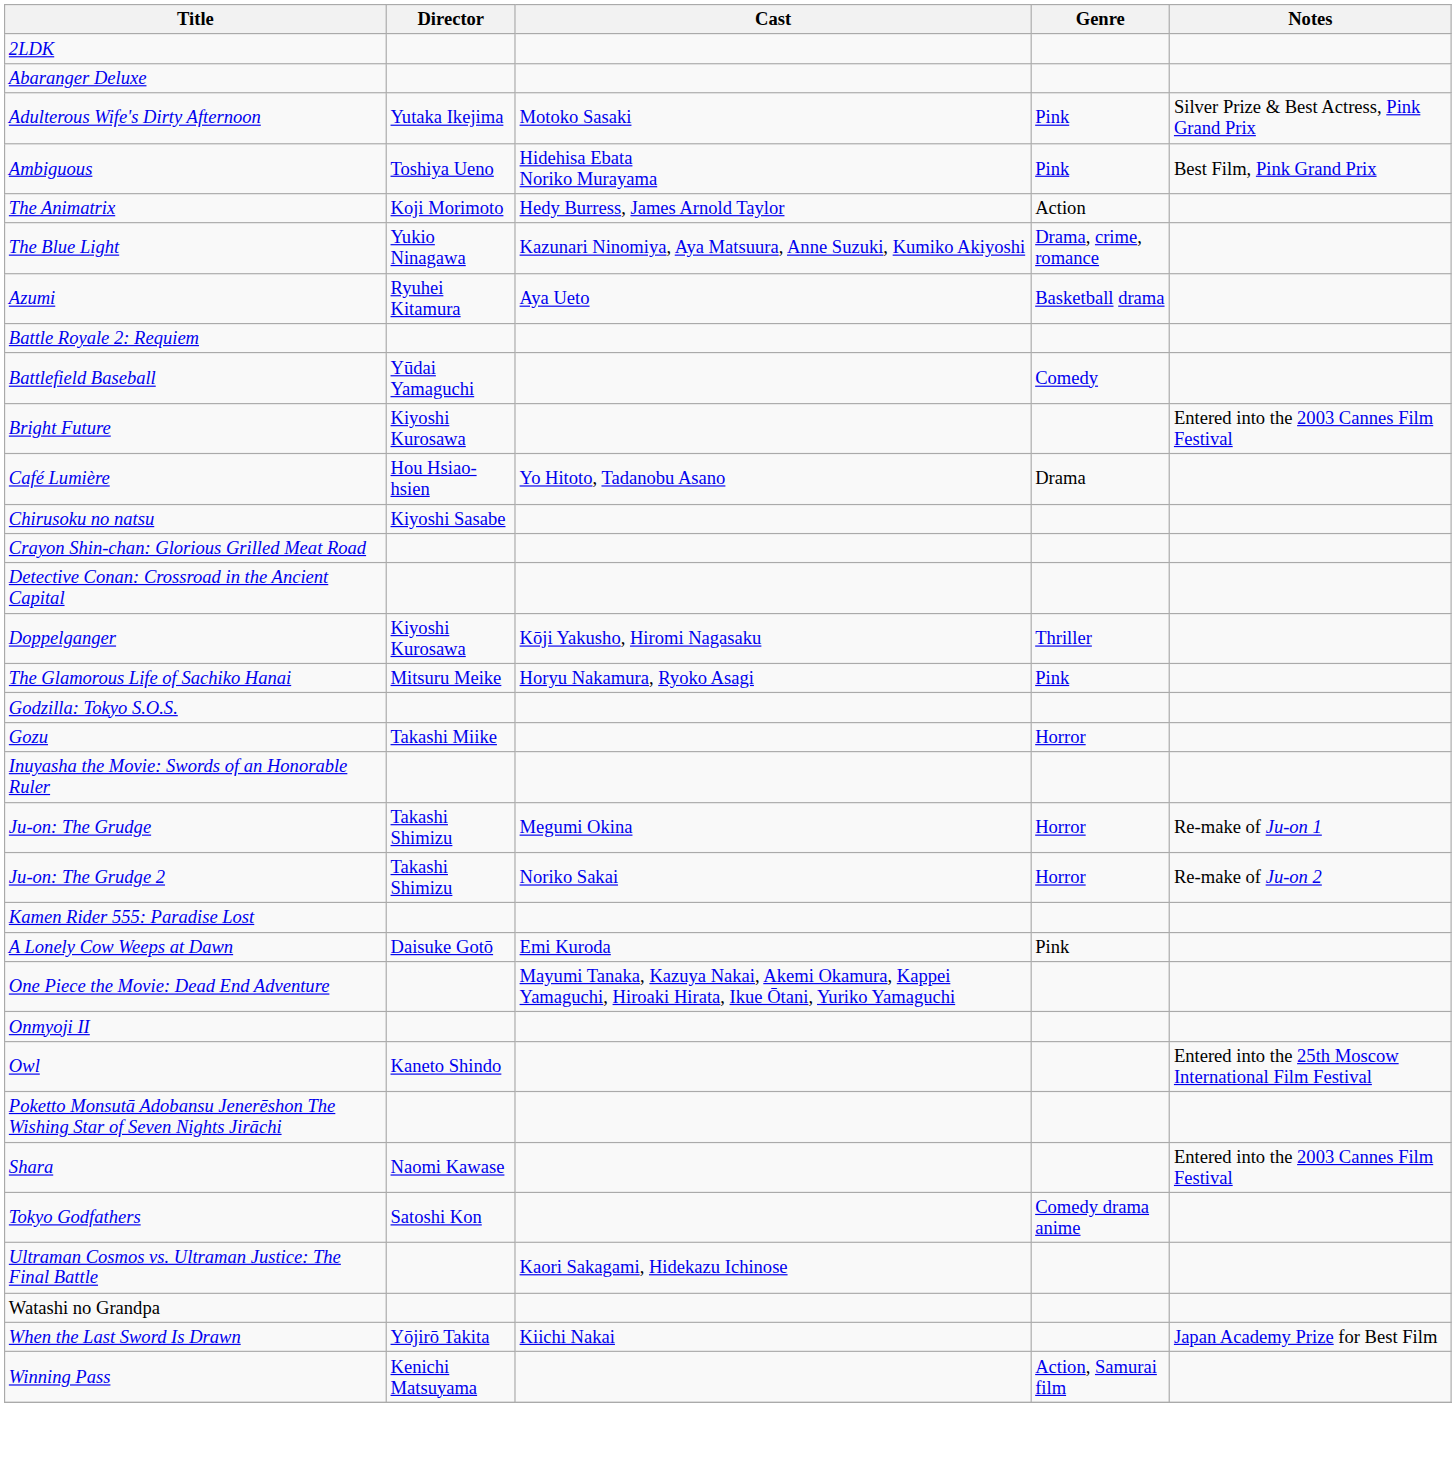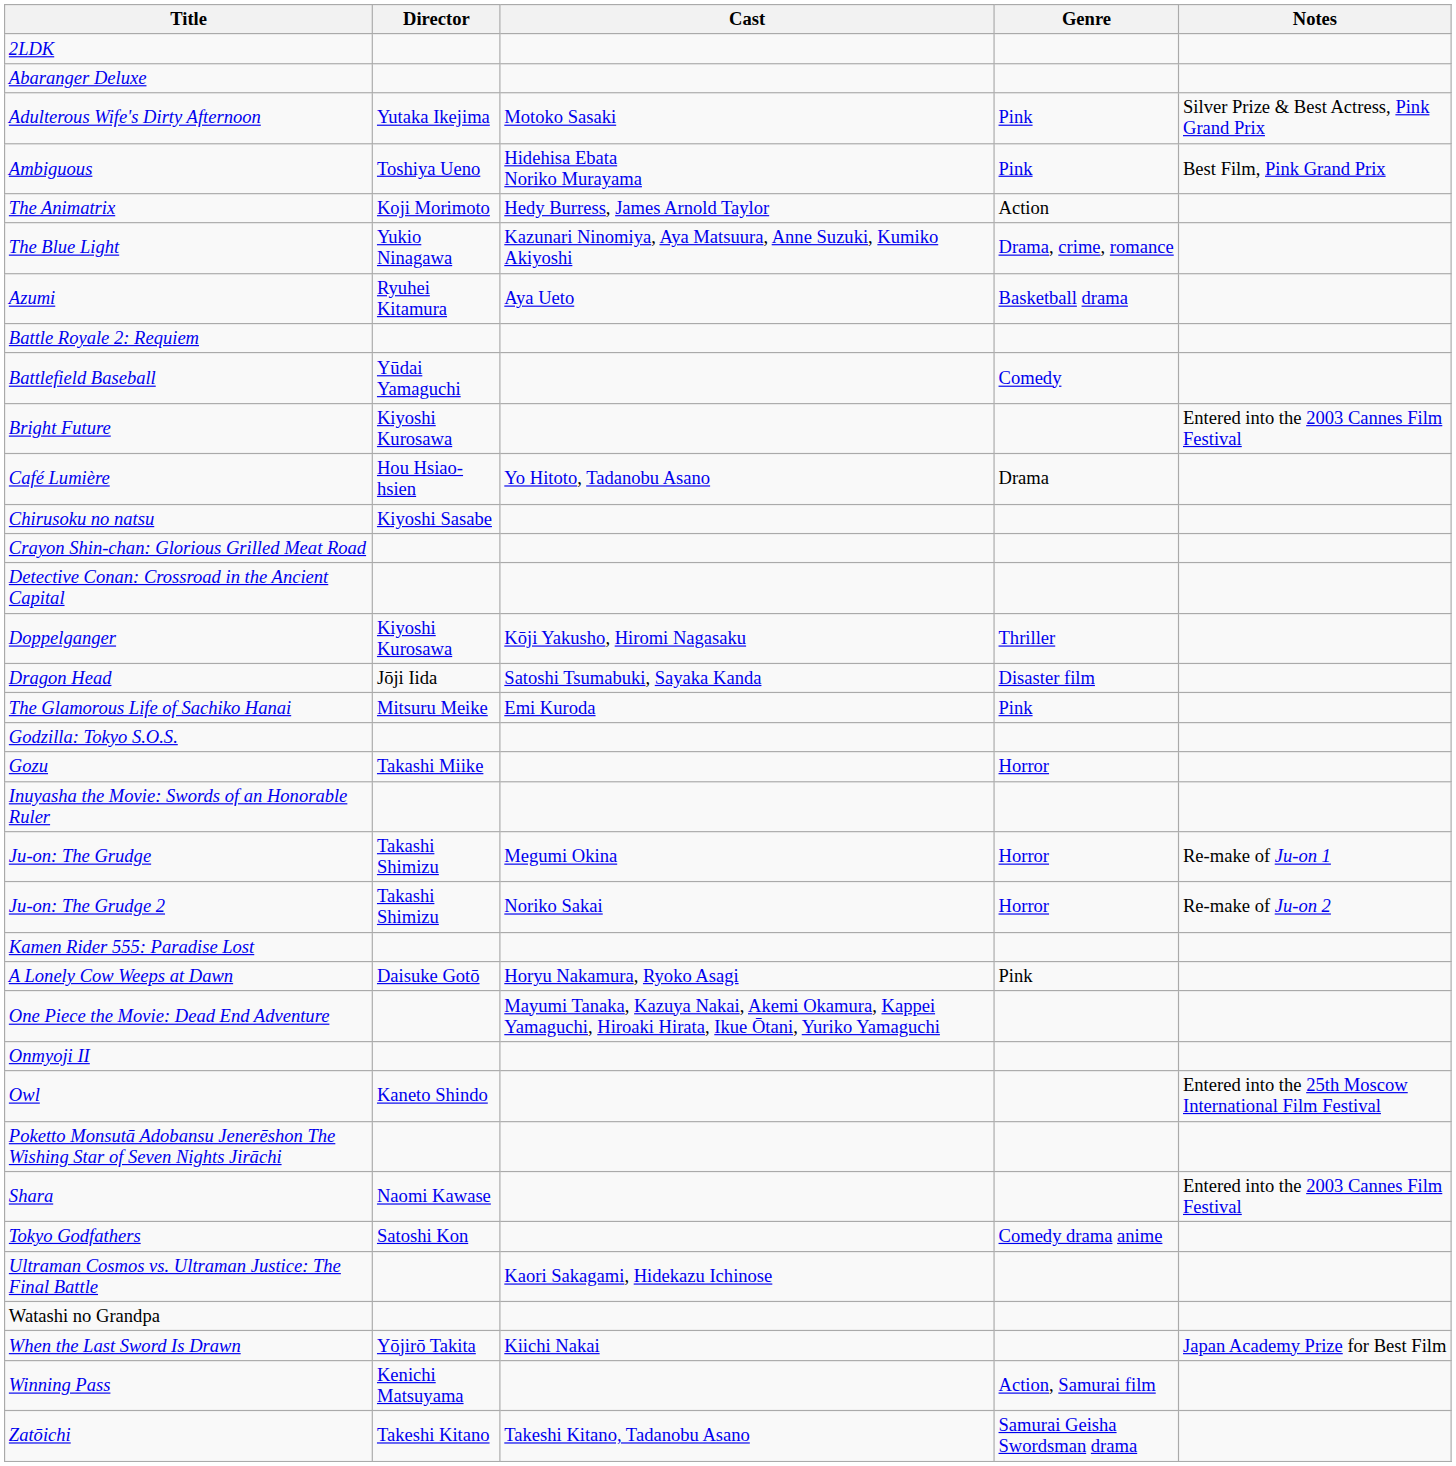+ row: (60, 678)
(637, 678) Horyu Nakamura, Ryoko Asagi -> (550, 707) Emi Kuroda
(565, 946) Emi Kuroda -> (621, 976) Horyu Nakamura, Ryoko Asagi
+ row: (40, 1435)
